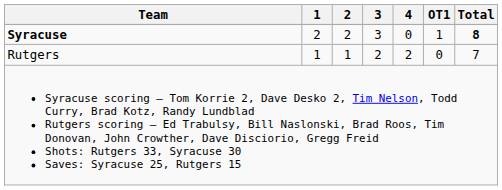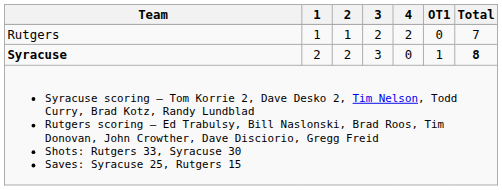rows swapped: (37, 35) <-> (33, 55)
